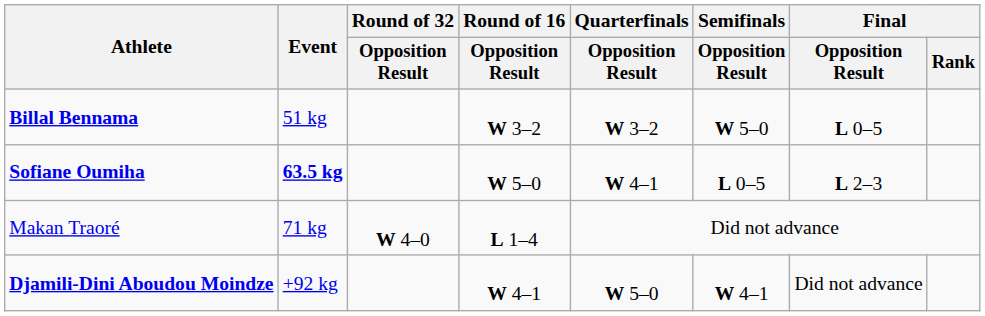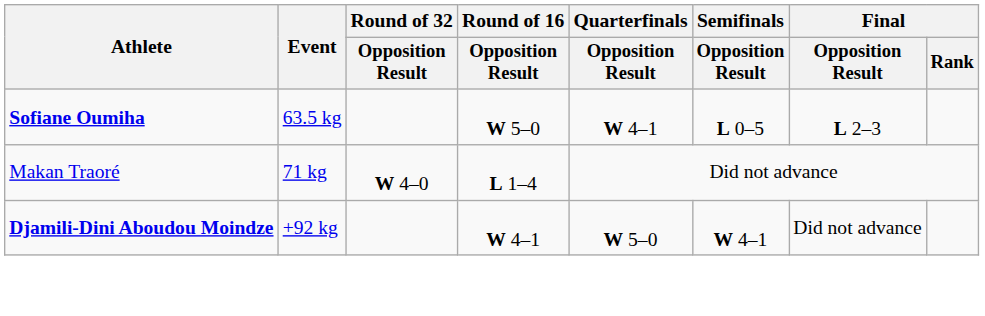- row: (74, 117)
(313, 172) bold -> (312, 117) normal
